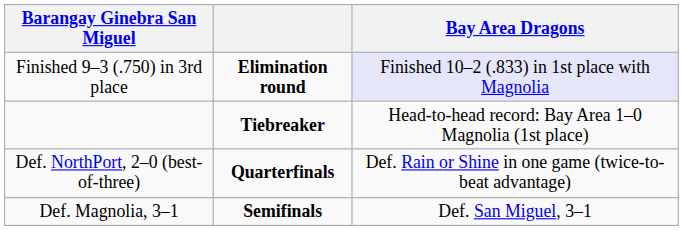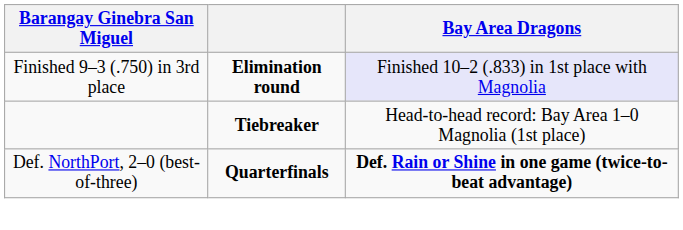(515, 173) normal -> (512, 173) bold
- row: (109, 211)
